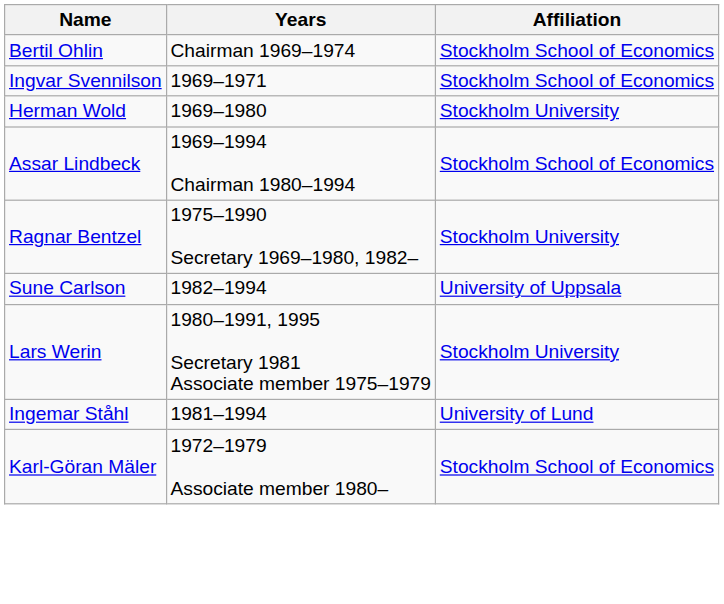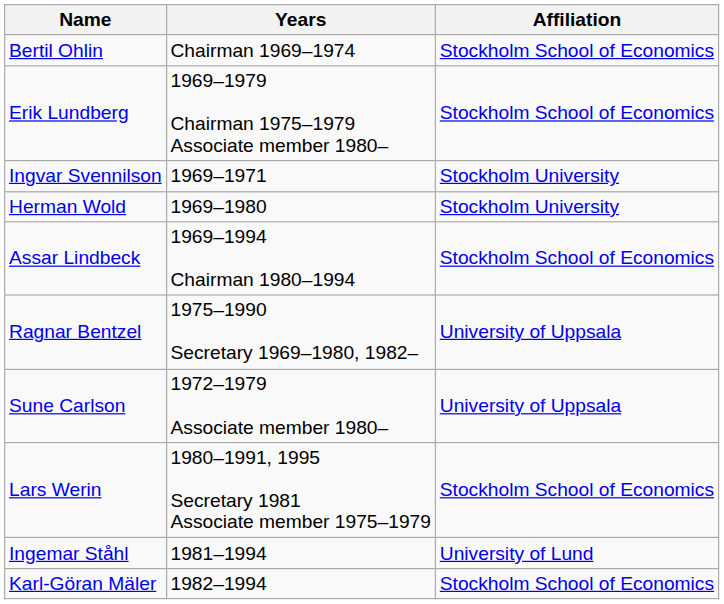+ row: (69, 113)
(577, 80) Stockholm School of Economics -> (529, 175) Stockholm University
(529, 236) Stockholm University -> (530, 332) University of Uppsala
(219, 288) 1982–1994 -> (279, 405) 1972–1979 Associate member 1980–
(529, 351) Stockholm University -> (577, 490) Stockholm School of Economics
(279, 466) 1972–1979 Associate member 1980– -> (219, 583) 1982–1994
